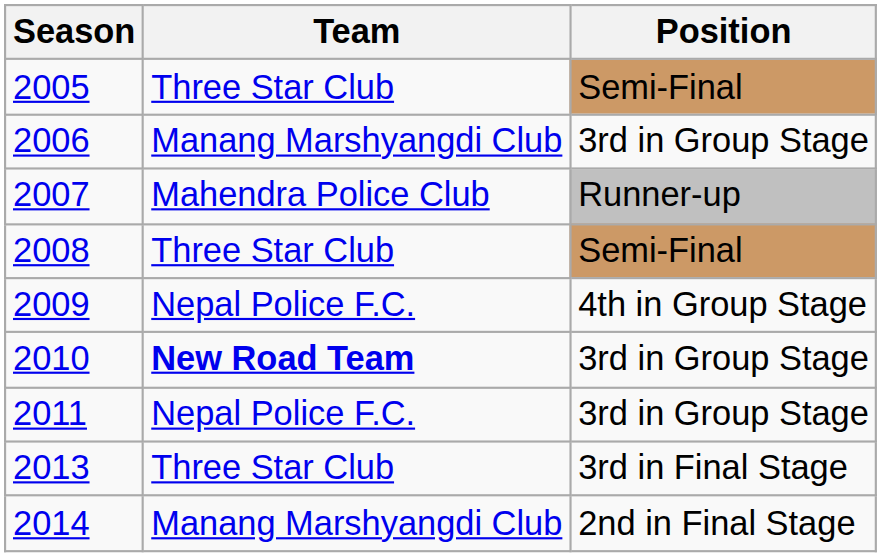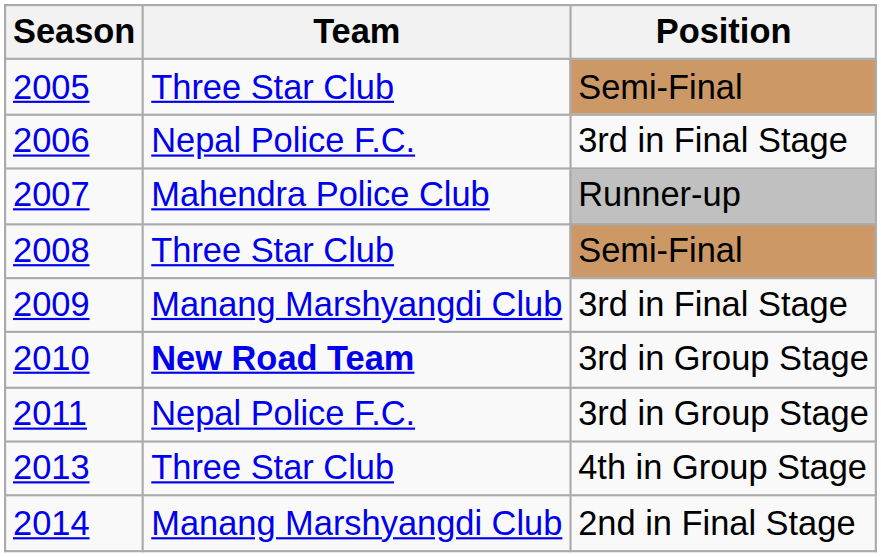(357, 140) Manang Marshyangdi Club -> (283, 140) Nepal Police F.C.
(724, 140) 3rd in Group Stage -> (713, 140) 3rd in Final Stage
(283, 304) Nepal Police F.C. -> (357, 304) Manang Marshyangdi Club
(723, 304) 4th in Group Stage -> (713, 304) 3rd in Final Stage
(713, 468) 3rd in Final Stage -> (723, 468) 4th in Group Stage
